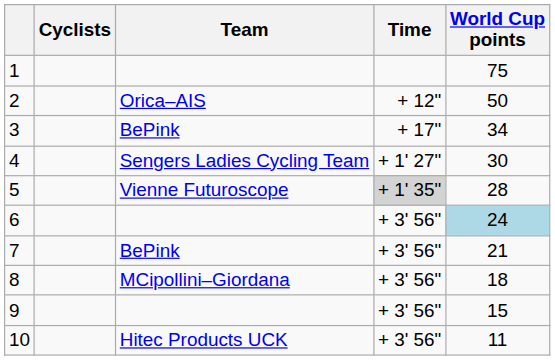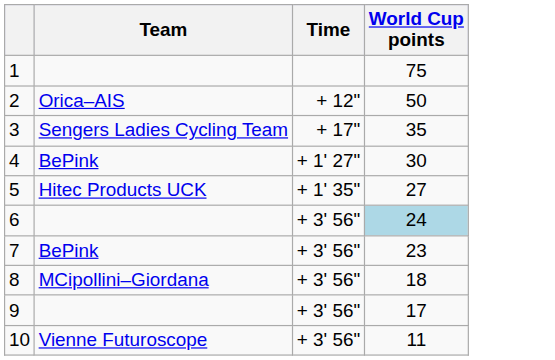- column: (75, 30)
(150, 130) BePink -> (163, 130) Sengers Ladies Cycling Team
(497, 130) 34 -> (416, 130) 35
(244, 160) Sengers Ladies Cycling Team -> (69, 160) BePink
(204, 190) Vienne Futuroscope -> (123, 190) Hitec Products UCK
(410, 190) lightgrey background -> (328, 190) no background
(497, 190) 28 -> (416, 190) 27
(497, 250) 21 -> (416, 250) 23
(497, 310) 15 -> (416, 310) 17
(204, 340) Hitec Products UCK -> (123, 340) Vienne Futuroscope
